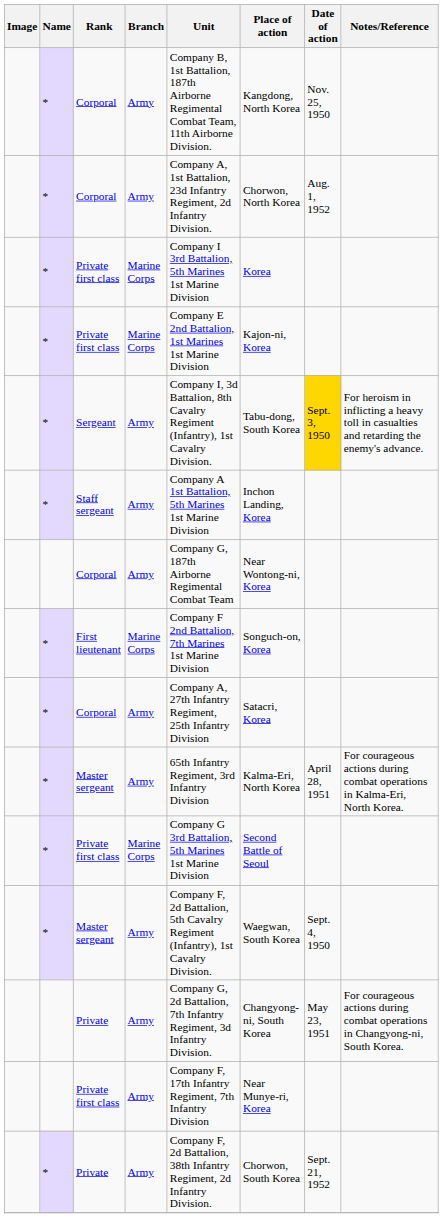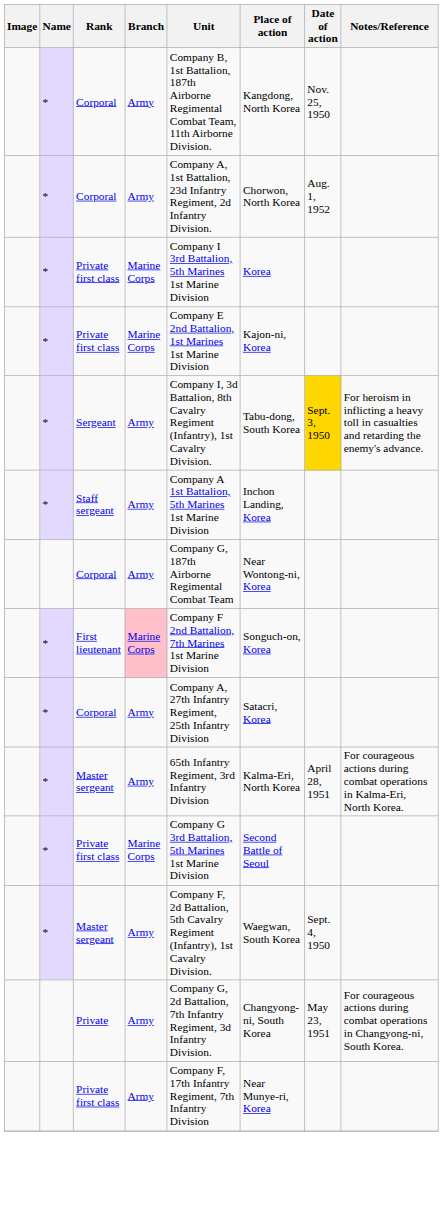(144, 643) no background -> (144, 643) pink background
- row: (45, 1171)
